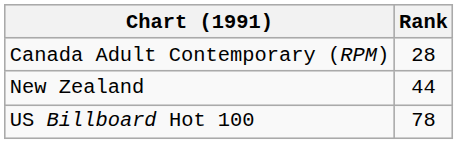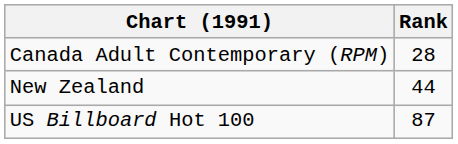(424, 121) 78 -> (424, 121) 87
